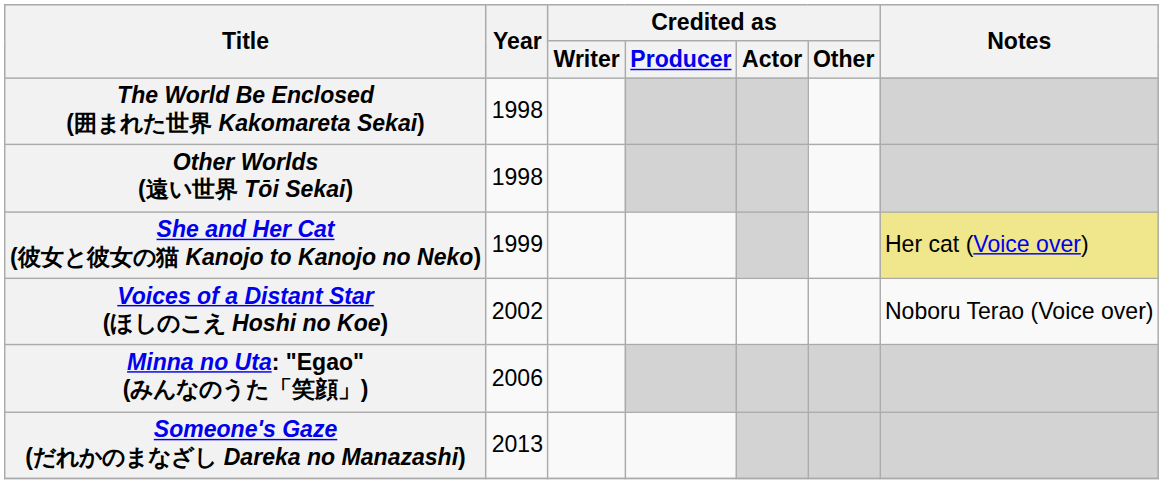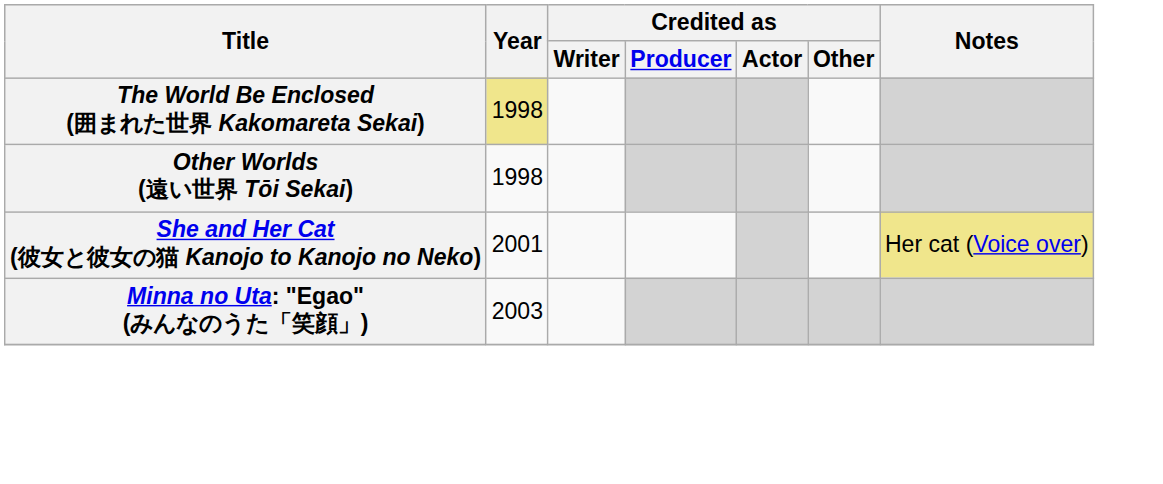(517, 110) no background -> (517, 110) khaki background
(517, 244) 1999 -> (517, 244) 2001
- row: (246, 309)
(517, 378) 2006 -> (517, 311) 2003
- row: (246, 443)
